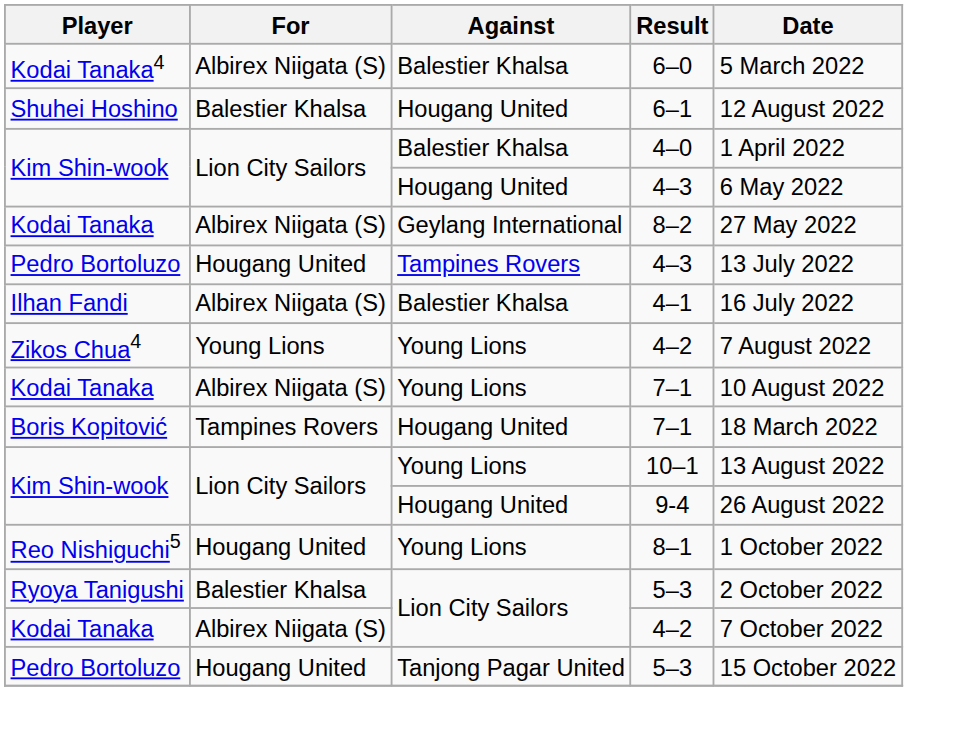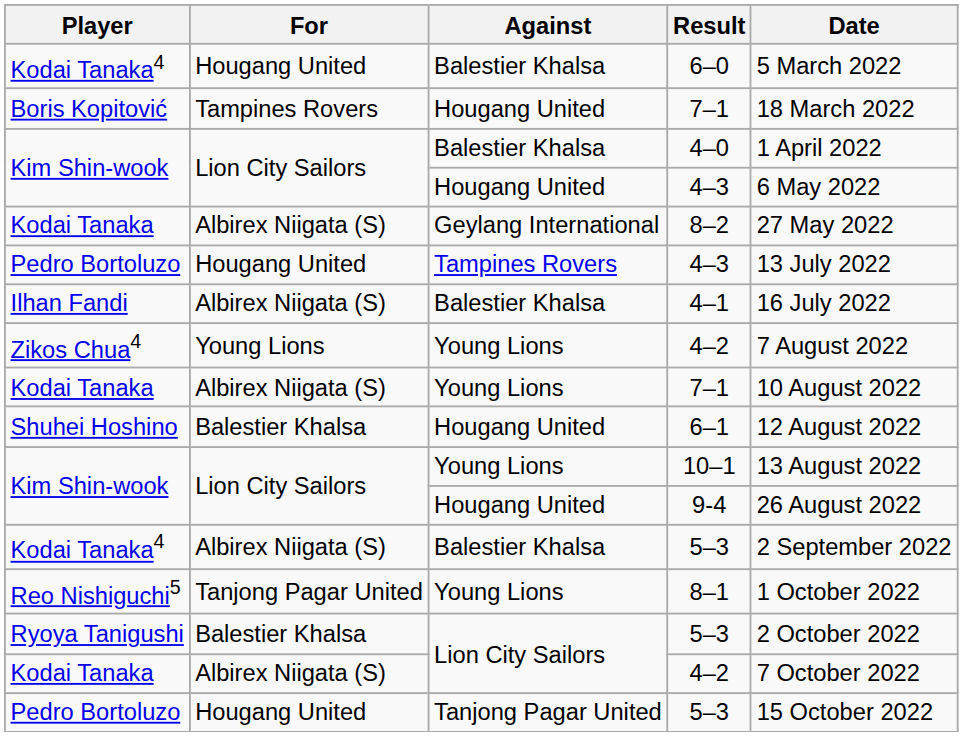(291, 66) Albirex Niigata (S) -> (281, 66) Hougang United
rows swapped: (89, 427) <-> (94, 108)
+ row: (88, 547)
(281, 547) Hougang United -> (309, 592) Tanjong Pagar United
